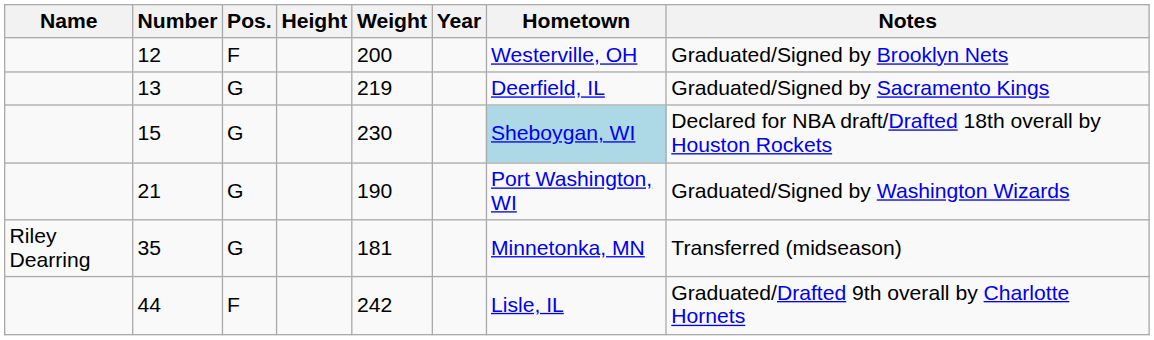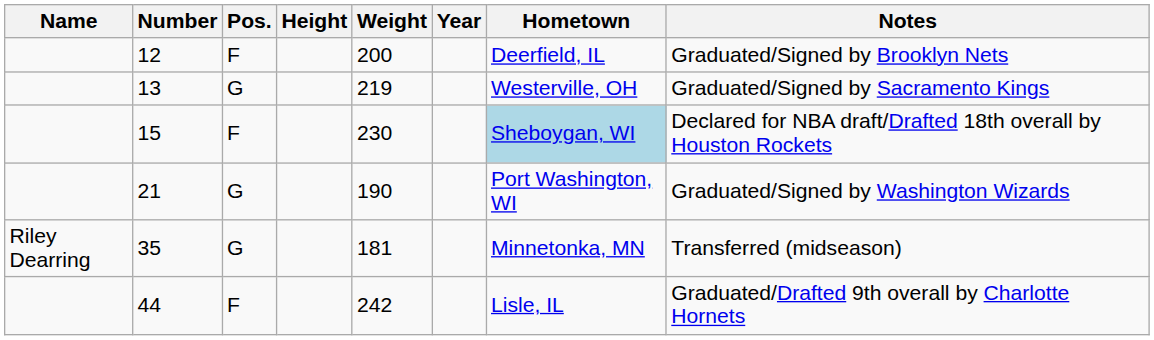(564, 54) Westerville, OH -> (548, 54) Deerfield, IL
(548, 88) Deerfield, IL -> (564, 88) Westerville, OH
(235, 133) G -> (234, 133) F
